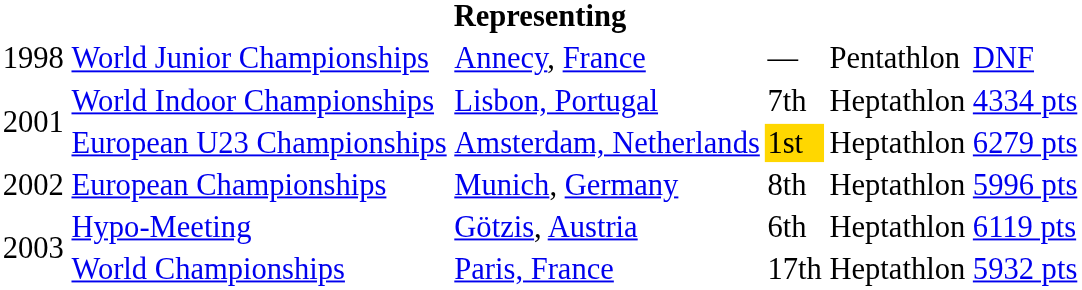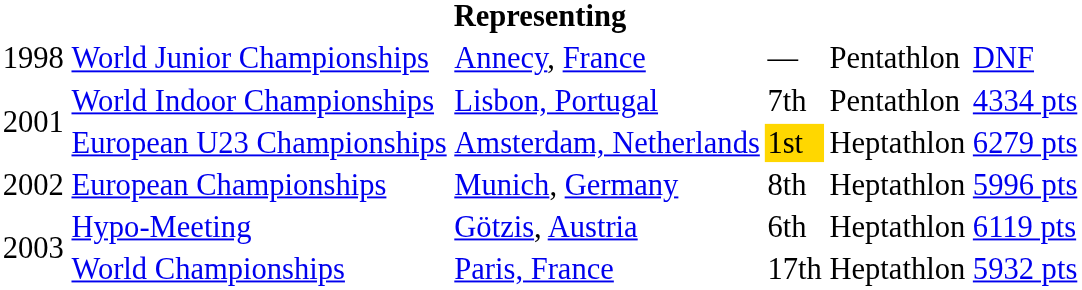(897, 100) Heptathlon -> (895, 100) Pentathlon
